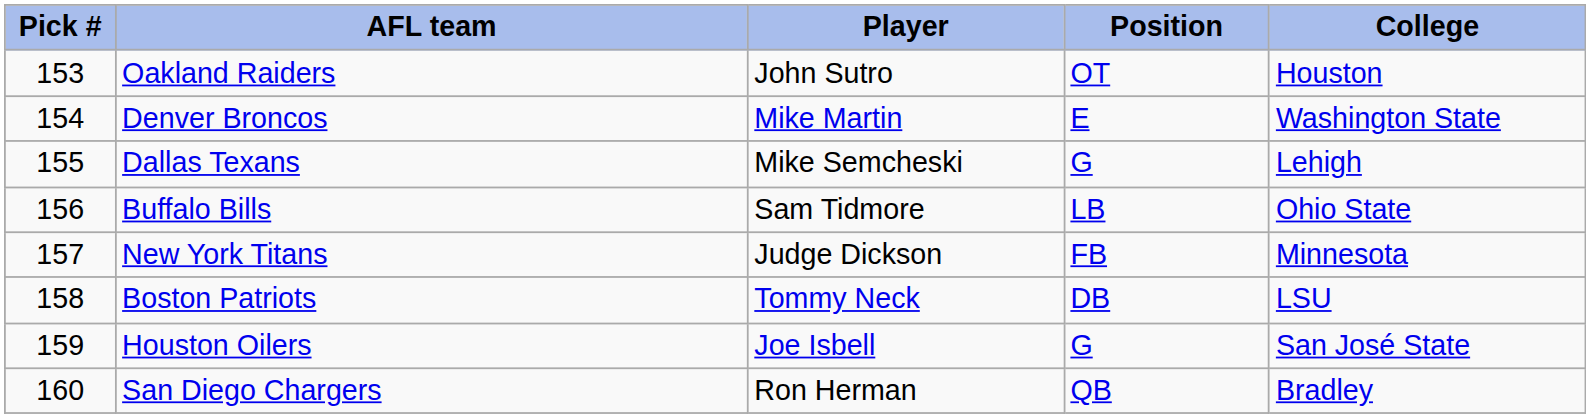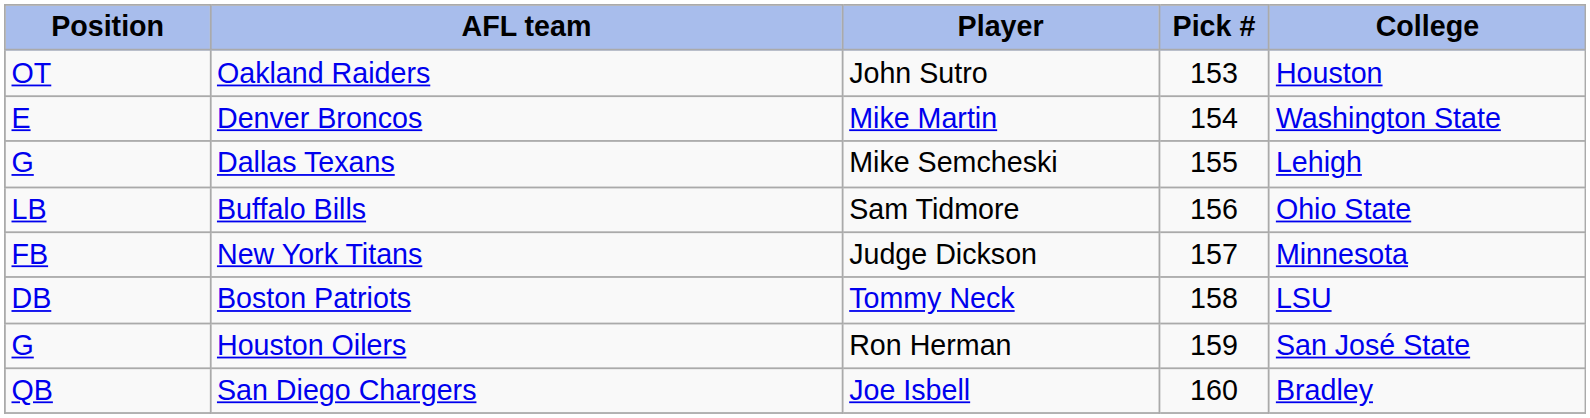columns swapped: (60, 27) <-> (1167, 27)
(815, 345) Joe Isbell -> (930, 345) Ron Herman
(835, 390) Ron Herman -> (910, 390) Joe Isbell
